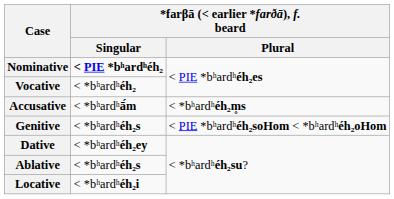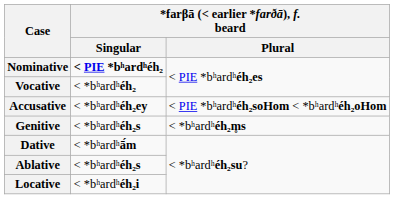(105, 106) < *bʰardʰā́m -> (111, 106) < *bʰardʰéh₂ey
(207, 106) < *bʰardʰéh₂m̥s -> (278, 106) < PIE *bʰardʰéh₂soHom < *bʰardʰéh₂oHom
(278, 125) < PIE *bʰardʰéh₂soHom < *bʰardʰéh₂oHom -> (207, 125) < *bʰardʰéh₂m̥s
(111, 145) < *bʰardʰéh₂ey -> (105, 145) < *bʰardʰā́m
